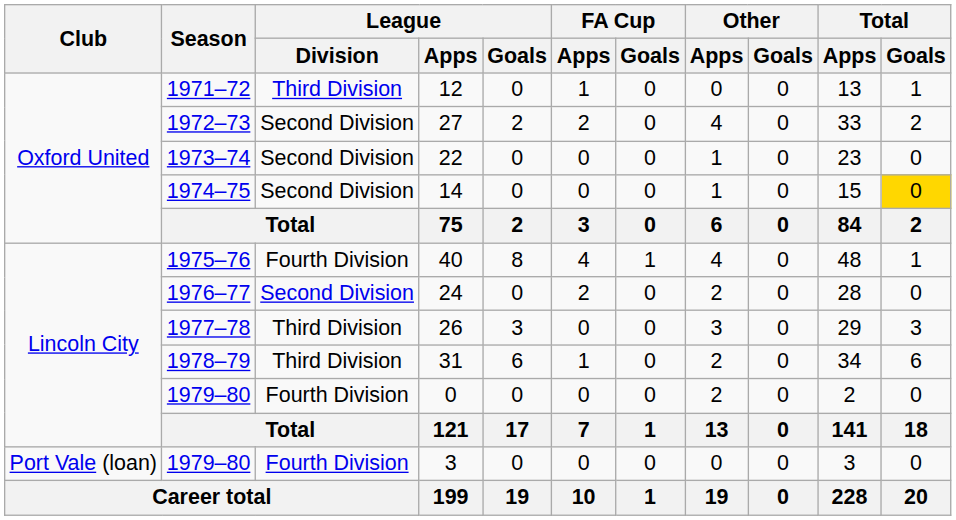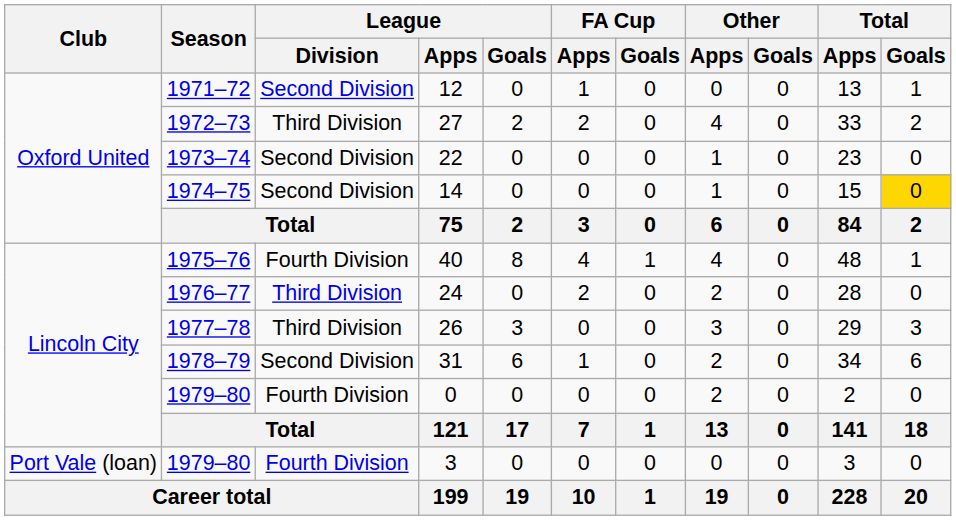(337, 89) Third Division -> (337, 89) Second Division
(337, 123) Second Division -> (337, 123) Third Division
(337, 293) Second Division -> (337, 293) Third Division
(337, 361) Third Division -> (337, 361) Second Division
